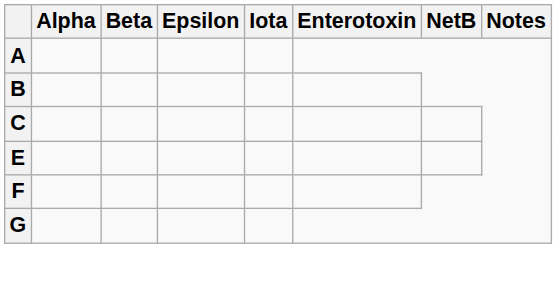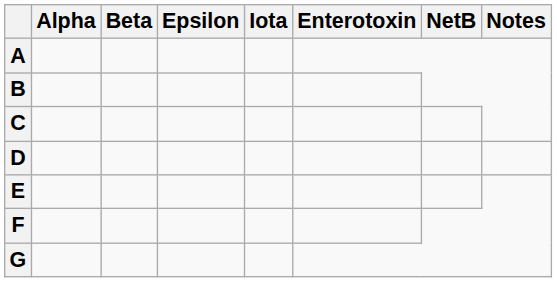+ row: (18, 157)
